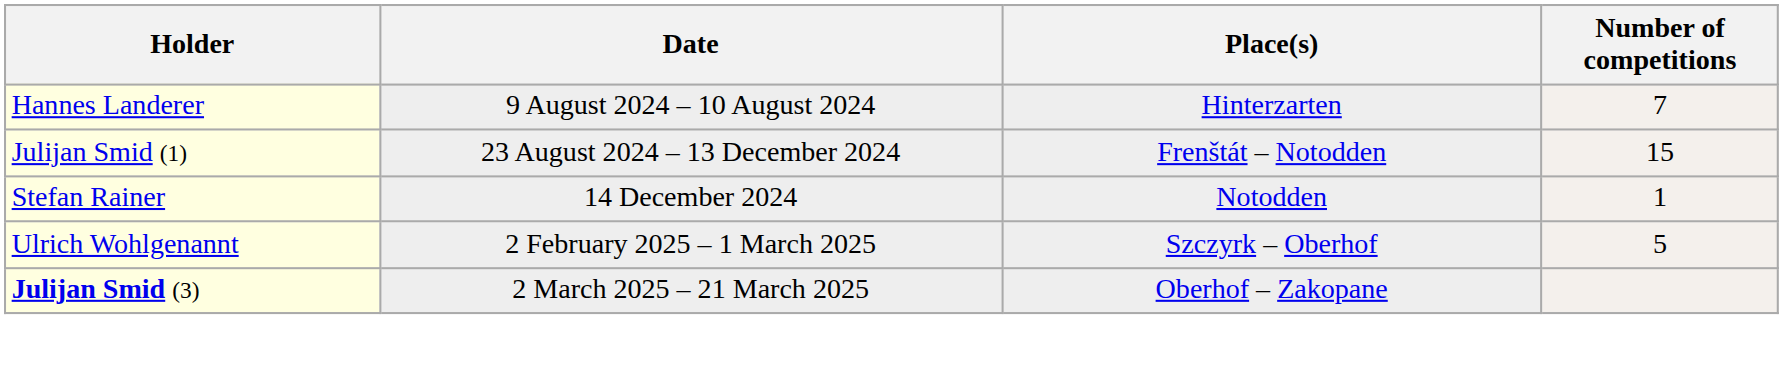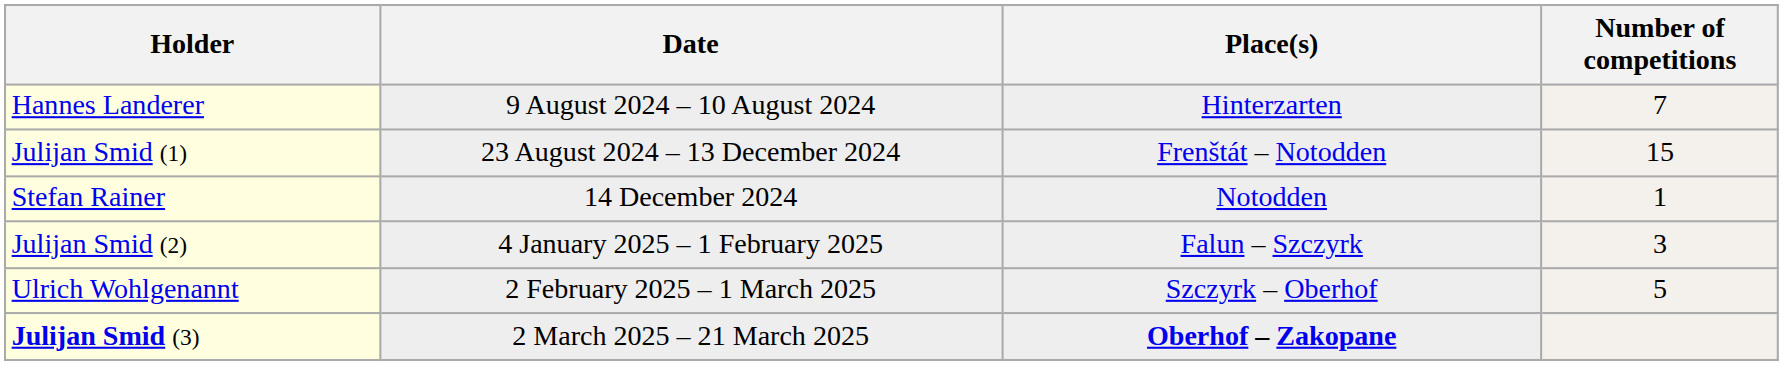+ row: (99, 243)
(1272, 289) normal -> (1272, 335) bold
